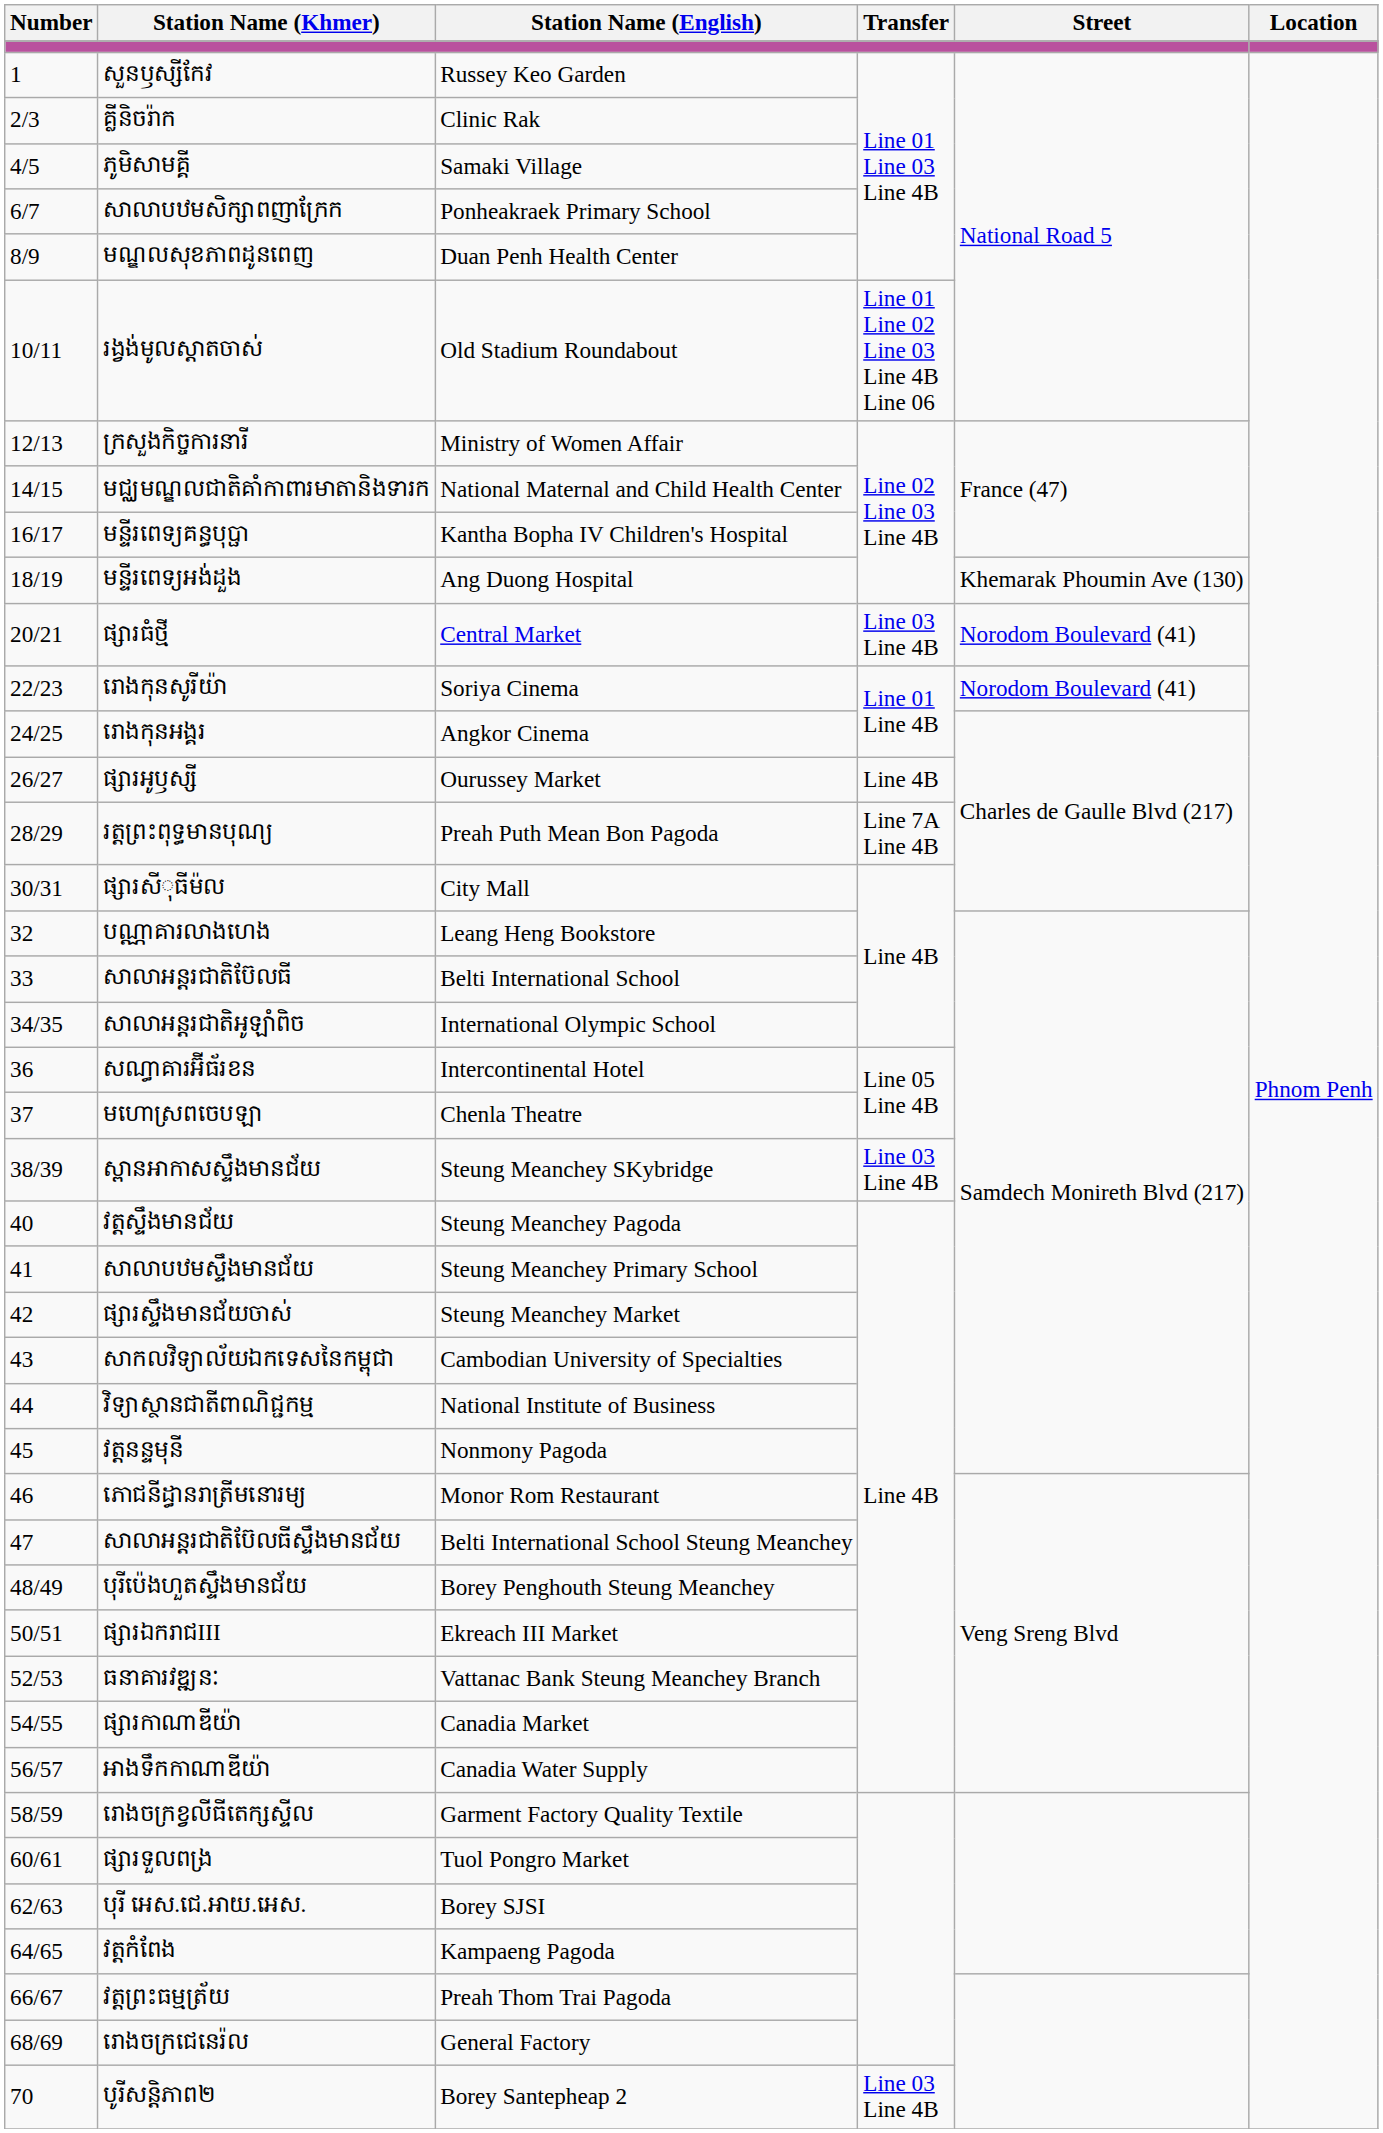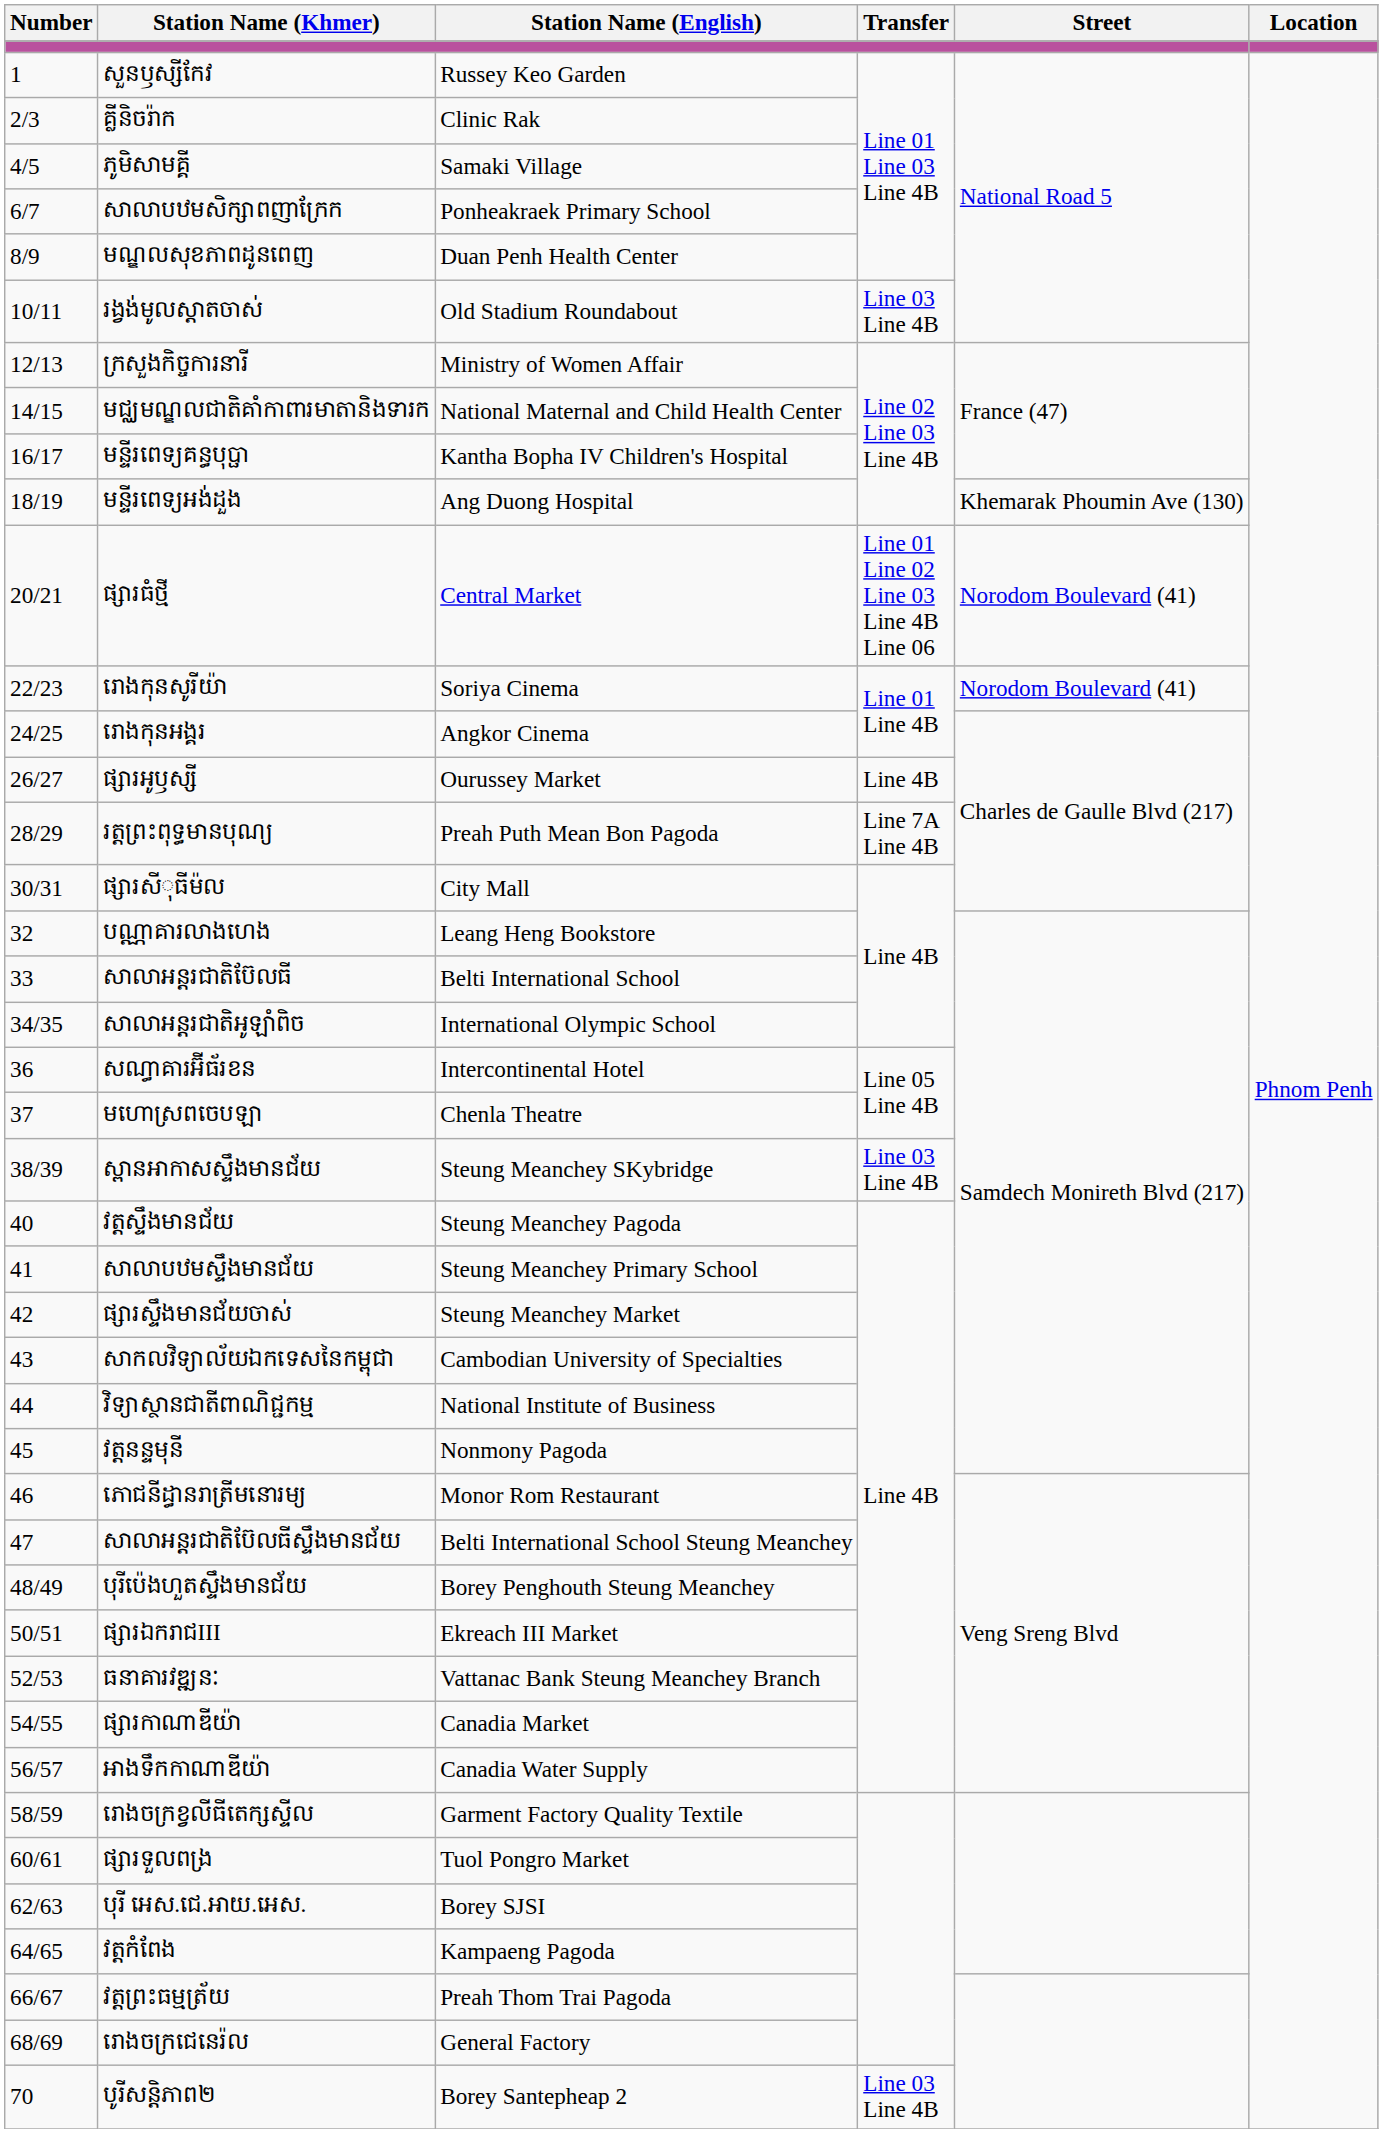(901, 350) Line 01 Line 02 Line 03 Line 4B Line 06 -> (901, 310) Line 03 Line 4B
(901, 634) Line 03 Line 4B -> (901, 594) Line 01 Line 02 Line 03 Line 4B Line 06
